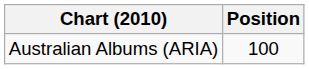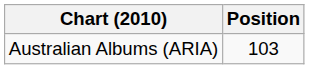(263, 48) 100 -> (263, 48) 103
